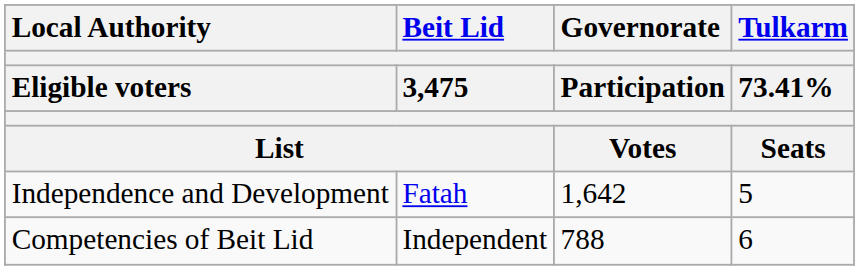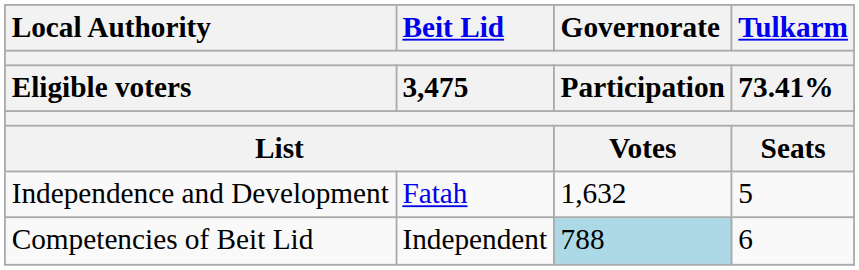(594, 194) 1,642 -> (594, 194) 1,632
(583, 240) no background -> (583, 240) lightblue background
